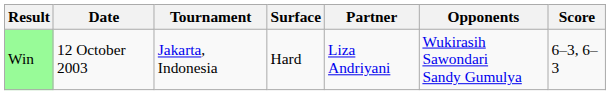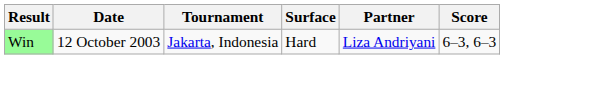- column: (483, 16)
